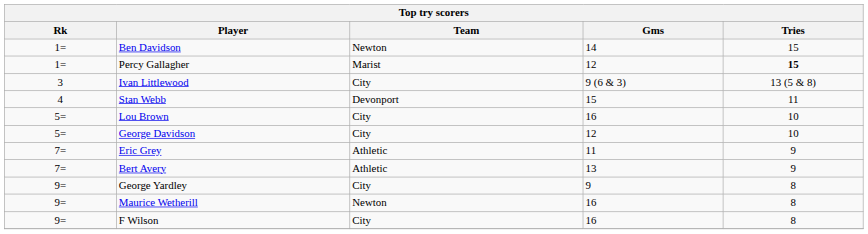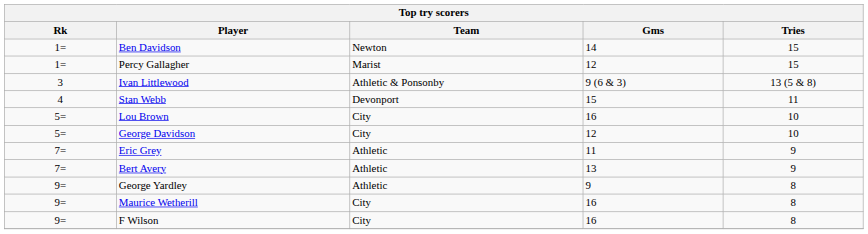(793, 64) bold -> (793, 64) normal
(362, 82) City -> (398, 82) Athletic & Ponsonby
(362, 185) City -> (370, 185) Athletic
(369, 202) Newton -> (362, 202) City
